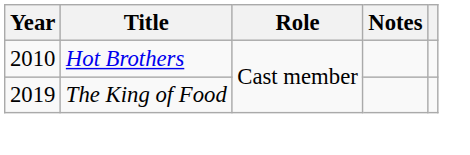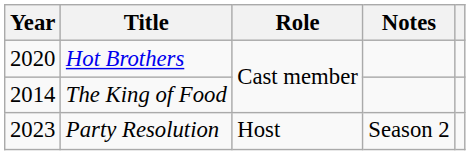(33, 58) 2010 -> (33, 58) 2020
(33, 94) 2019 -> (33, 94) 2014
+ row: (143, 130)
